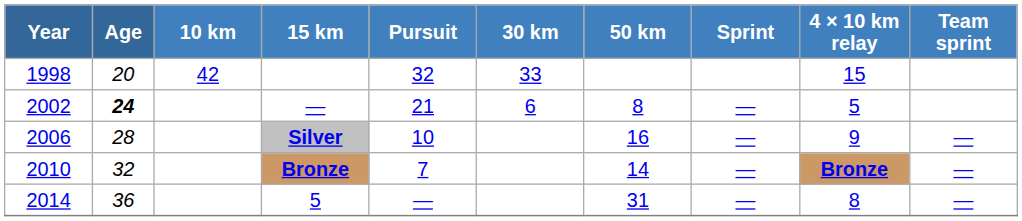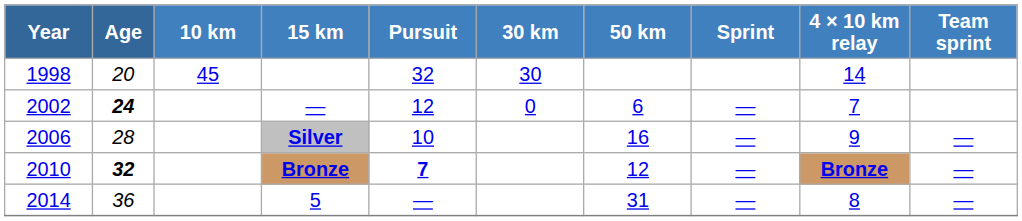(208, 74) 42 -> (208, 74) 45
(530, 74) 33 -> (530, 74) 30
(854, 74) 15 -> (854, 74) 14
(423, 106) 21 -> (423, 106) 12
(530, 106) 6 -> (530, 106) 0
(638, 106) 8 -> (638, 106) 6
(854, 106) 5 -> (854, 106) 7
(123, 169) normal -> (123, 169) bold
(423, 169) normal -> (423, 169) bold
(638, 169) 14 -> (638, 169) 12
